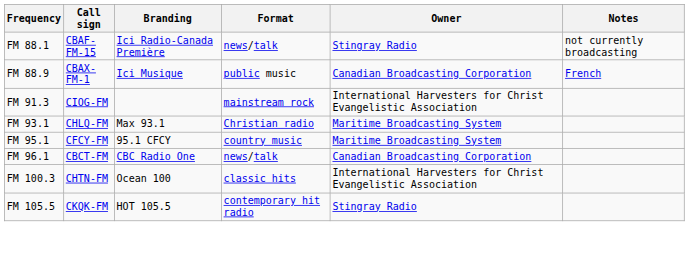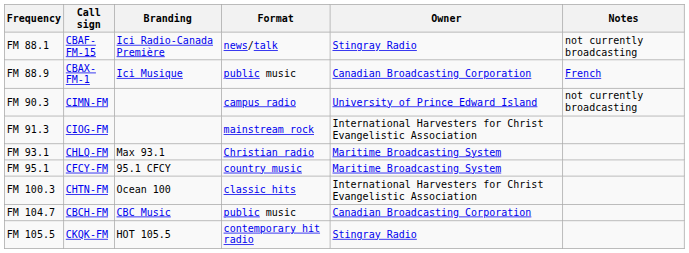+ row: (28, 102)
- row: (28, 157)
+ row: (31, 212)
